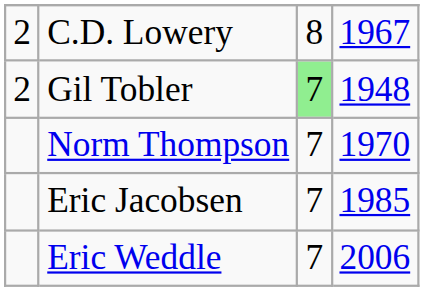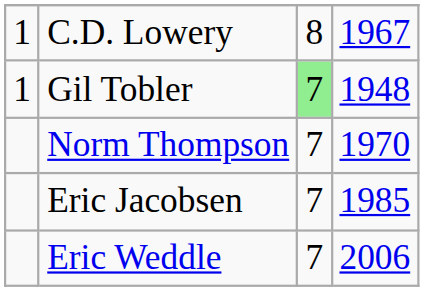(22, 32) 2 -> (22, 32) 1
(22, 88) 2 -> (22, 88) 1
